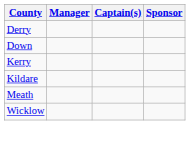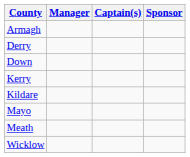+ row: (24, 29)
+ row: (19, 111)
